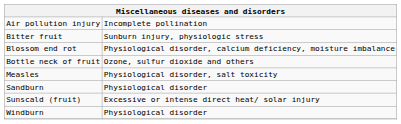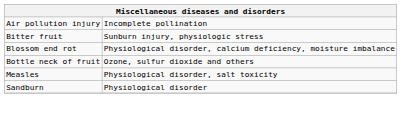- row: (44, 100)
- row: (25, 112)
